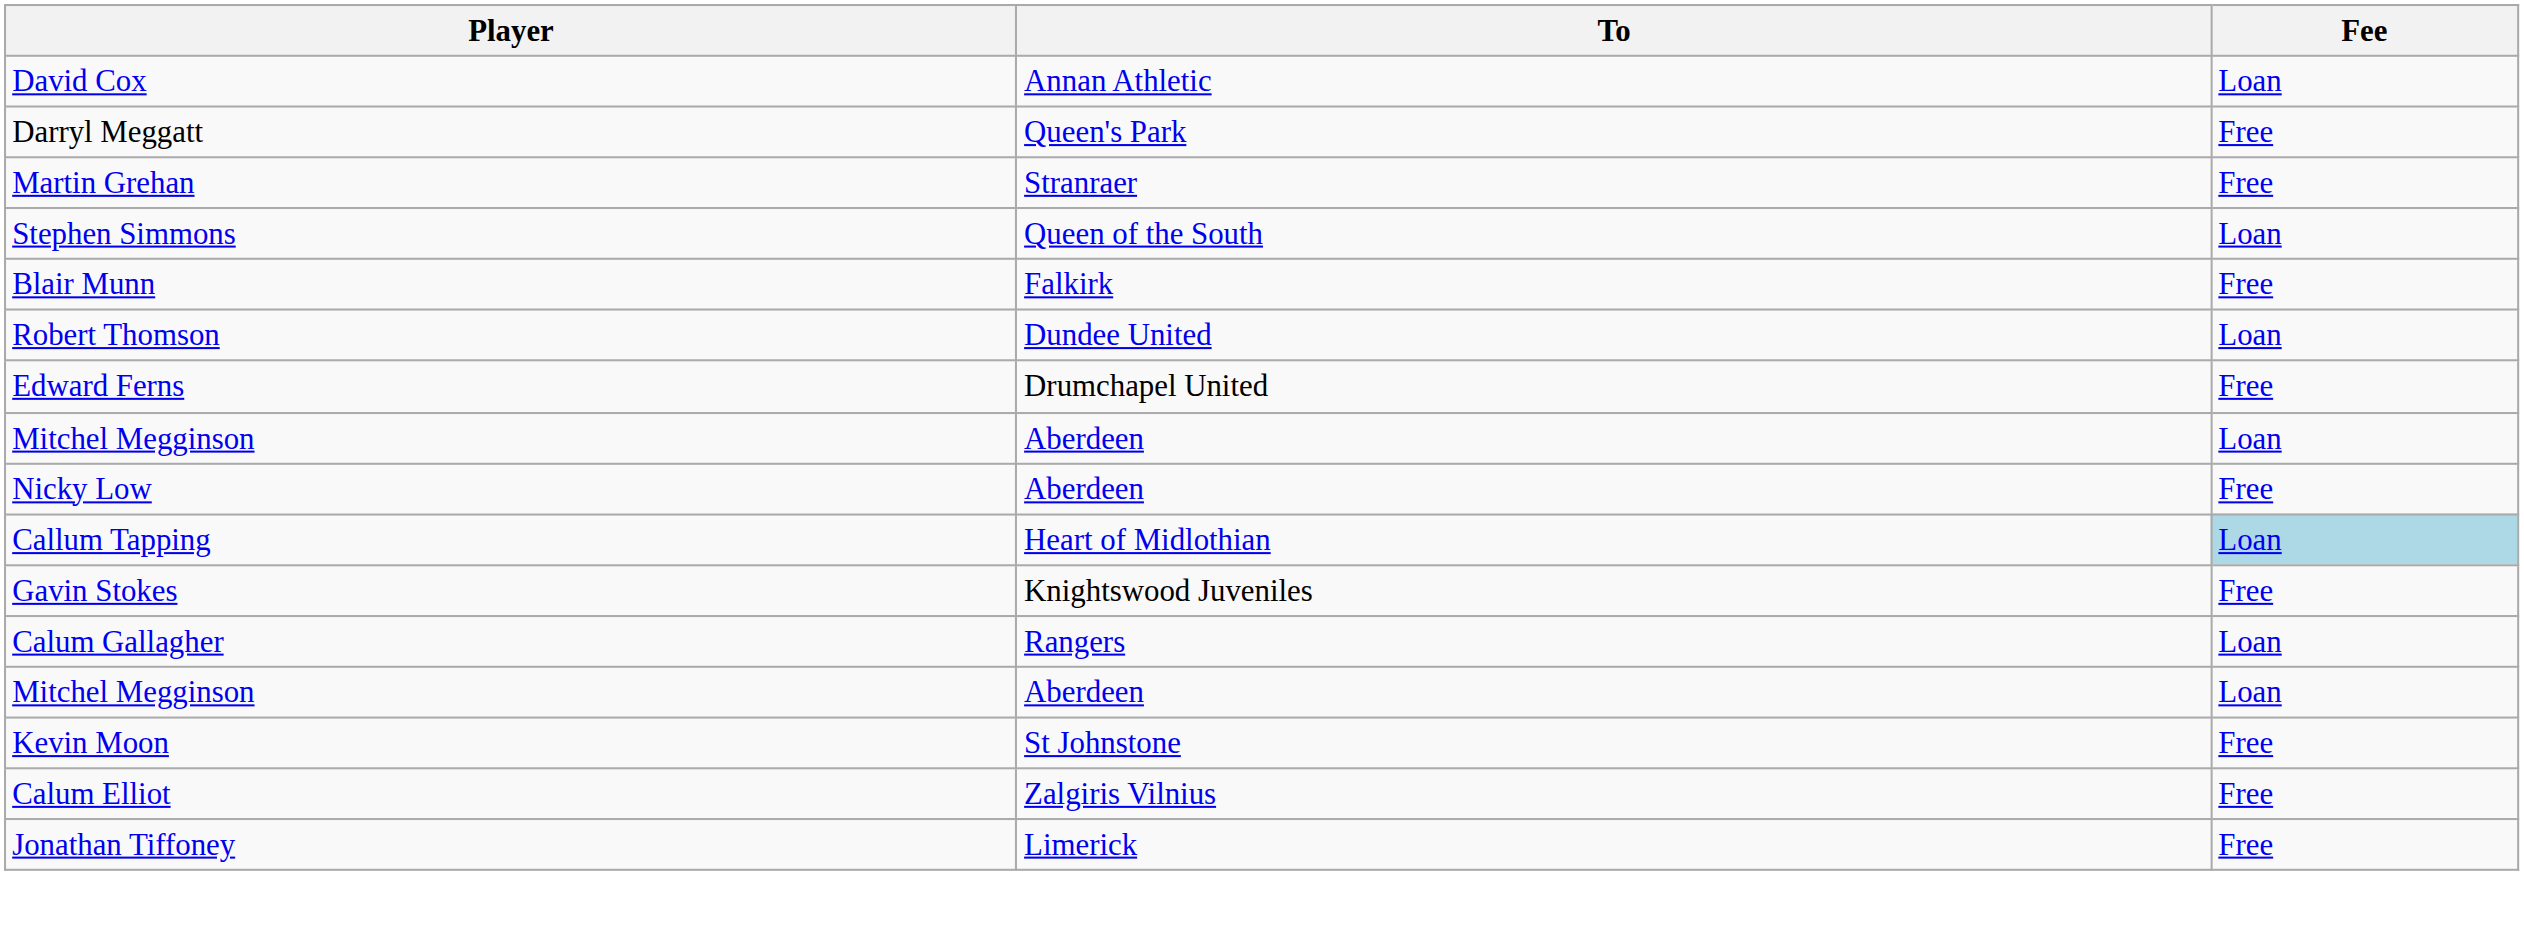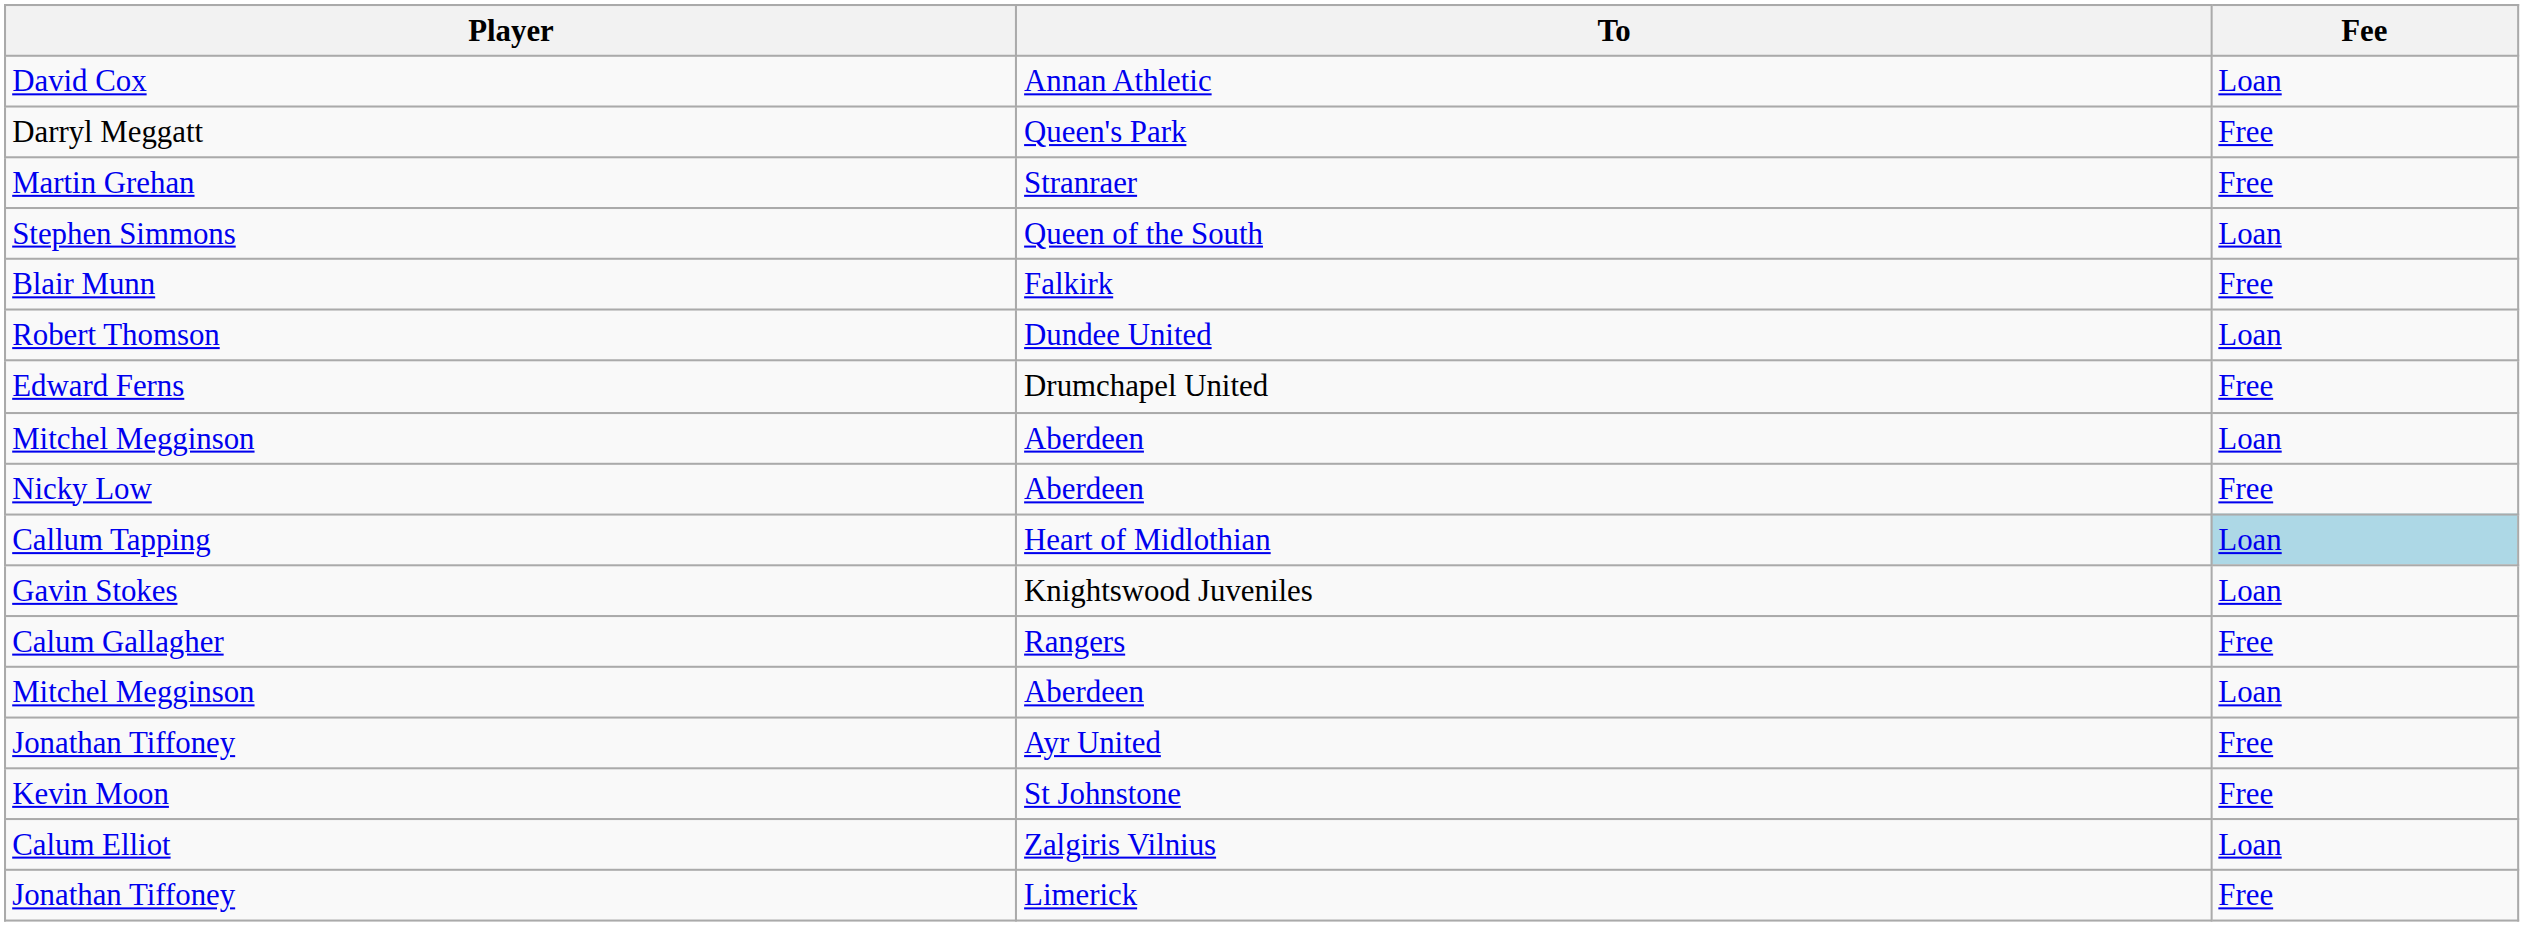(2246, 589) Free -> (2250, 589) Loan
(2250, 640) Loan -> (2246, 640) Free
+ row: (124, 742)
(2246, 793) Free -> (2250, 844) Loan
